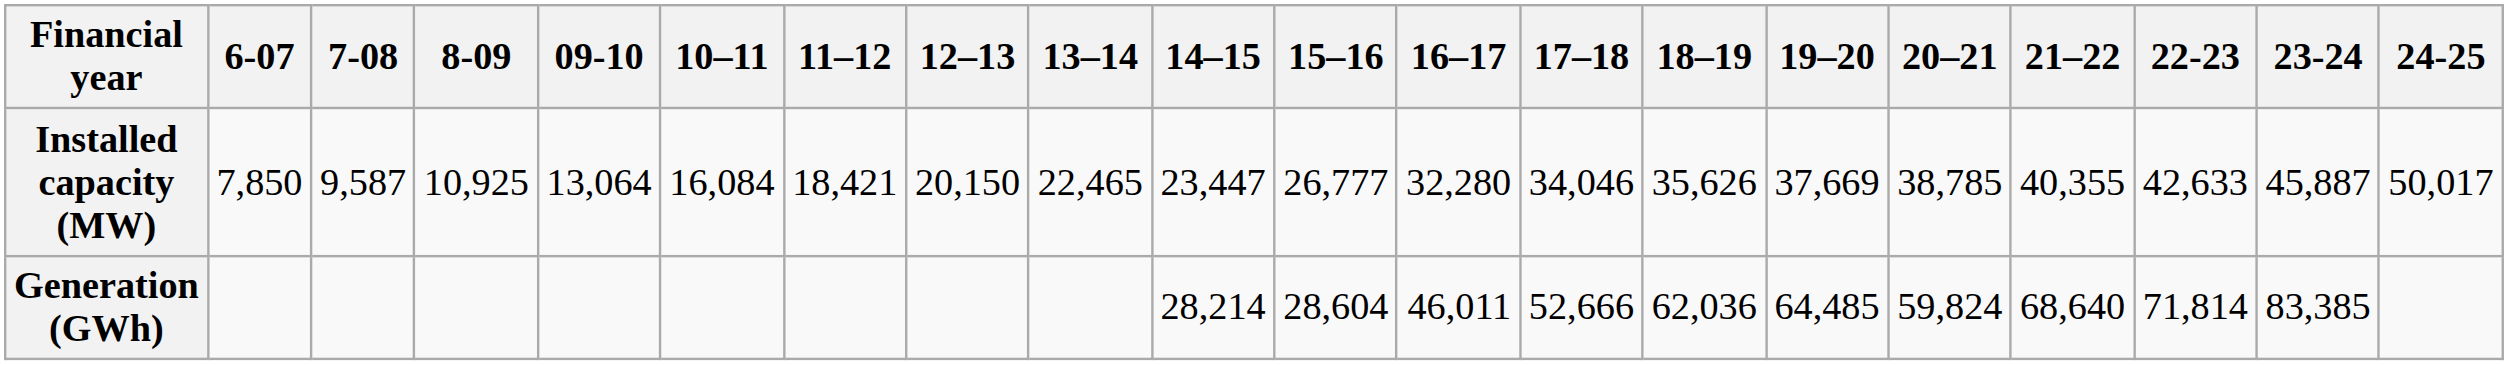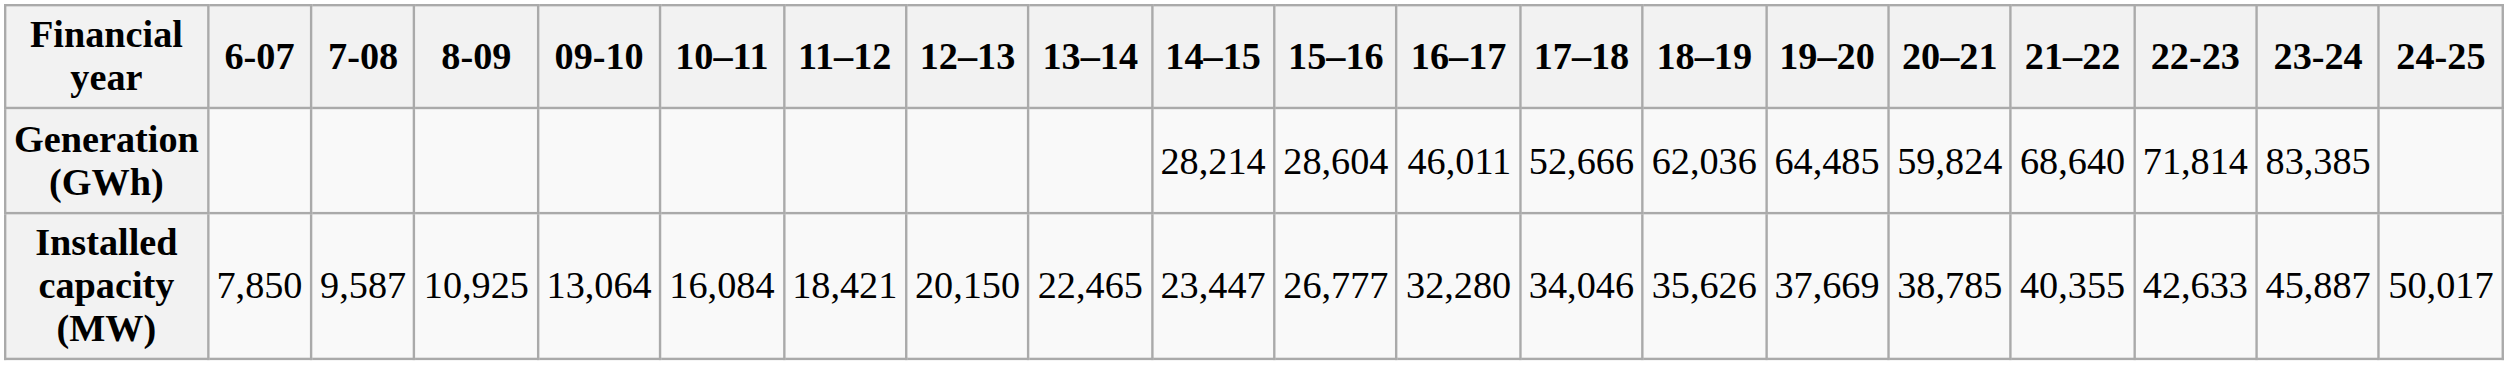rows swapped: (106, 181) <-> (106, 306)
